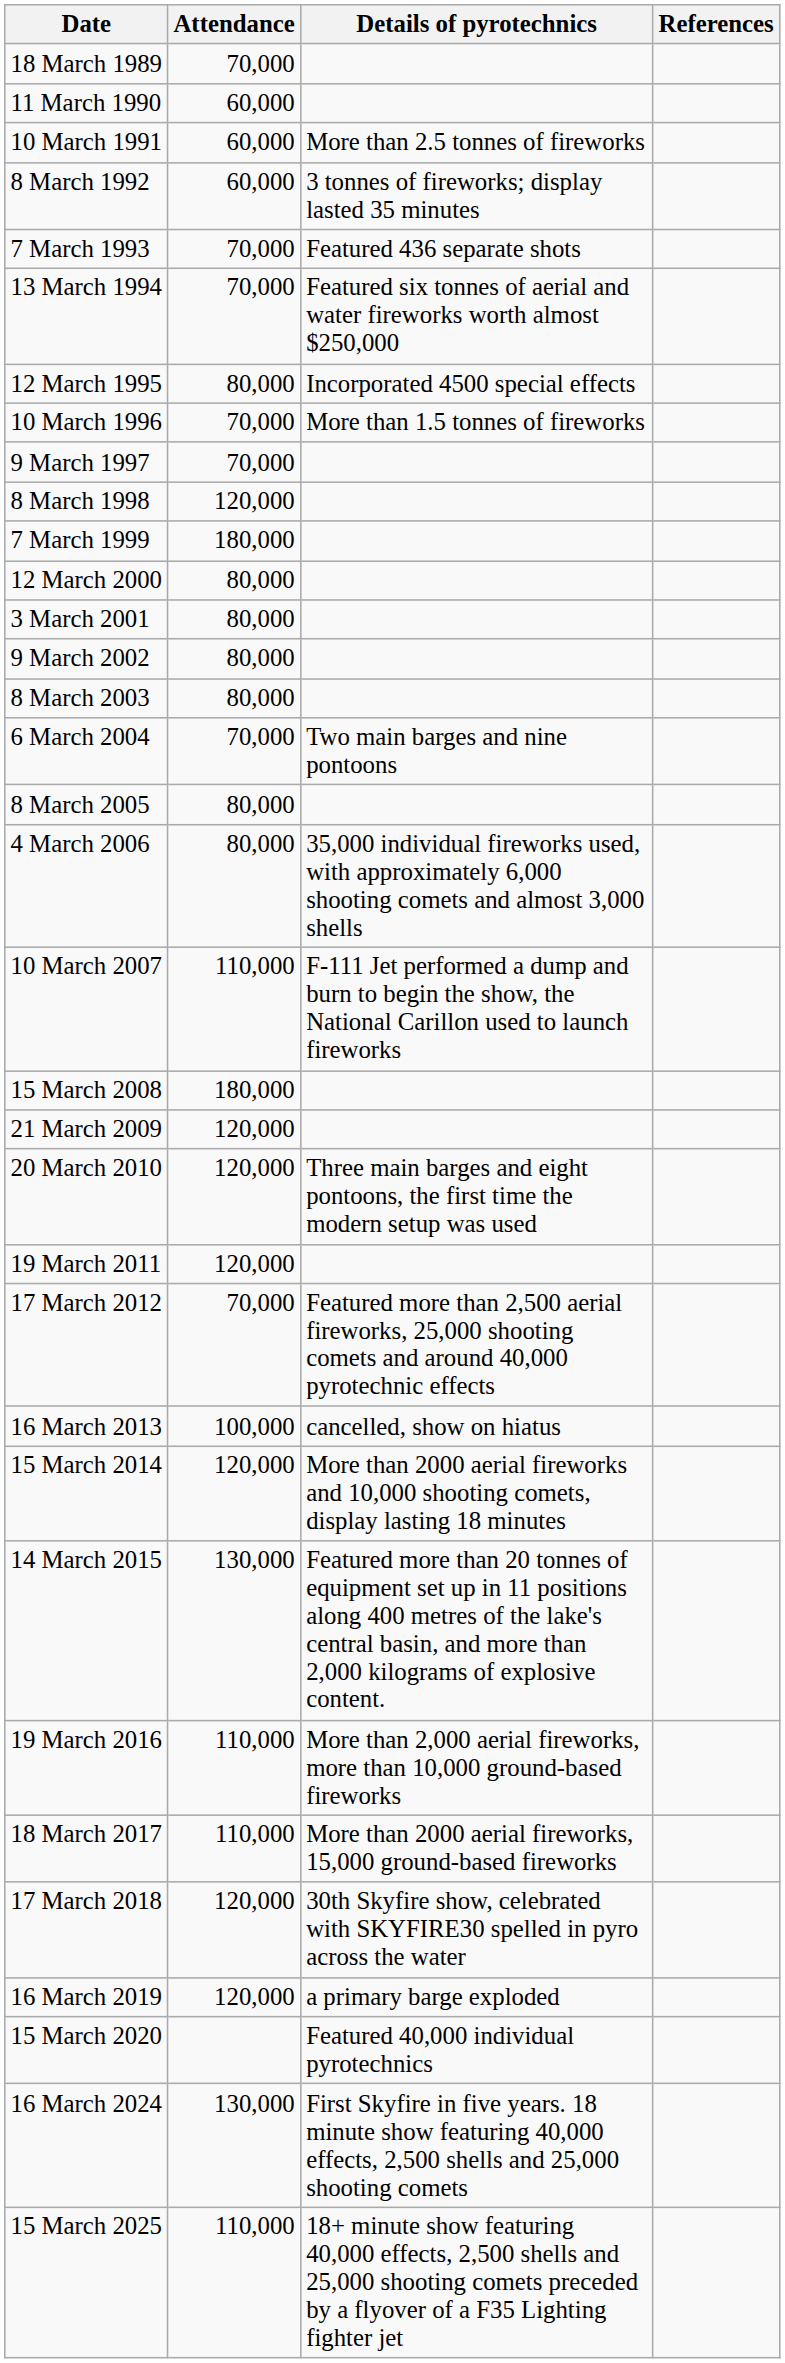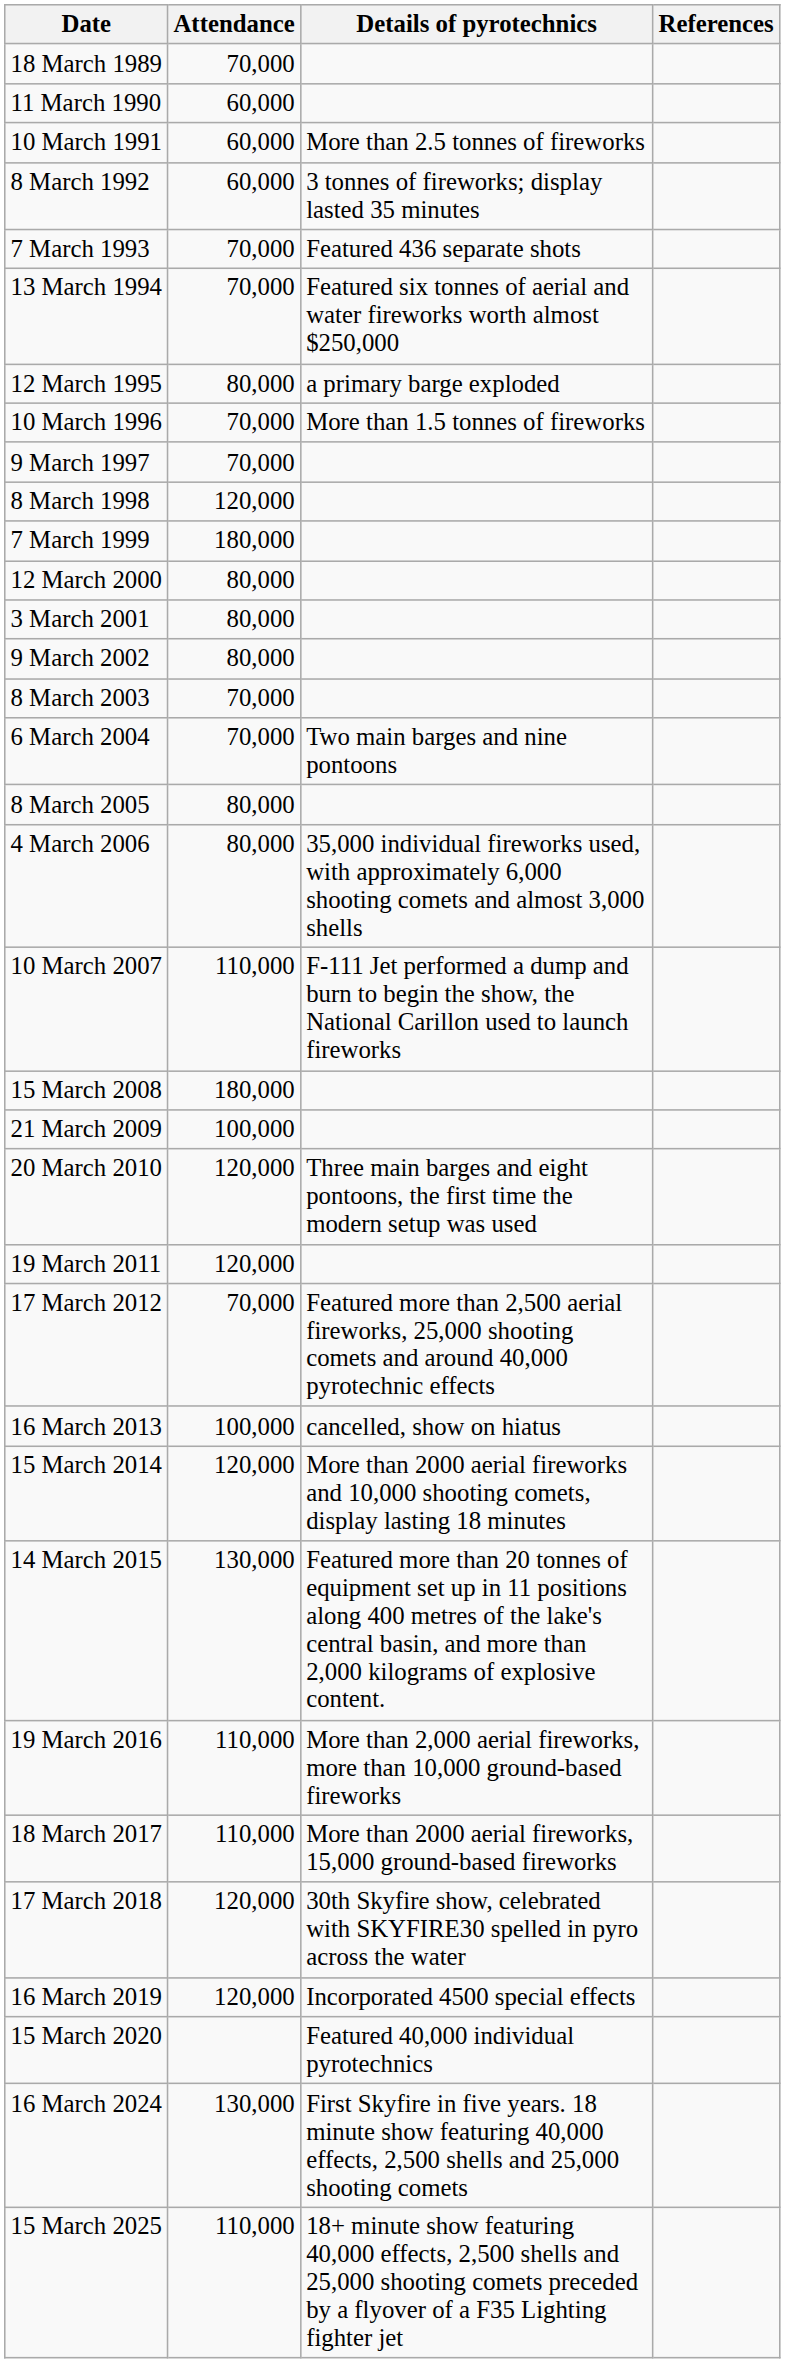(471, 383) Incorporated 4500 special effects -> (433, 383) a primary barge exploded
(261, 697) 80,000 -> (261, 697) 70,000
(254, 1129) 120,000 -> (254, 1129) 100,000
(433, 1996) a primary barge exploded -> (471, 1996) Incorporated 4500 special effects
